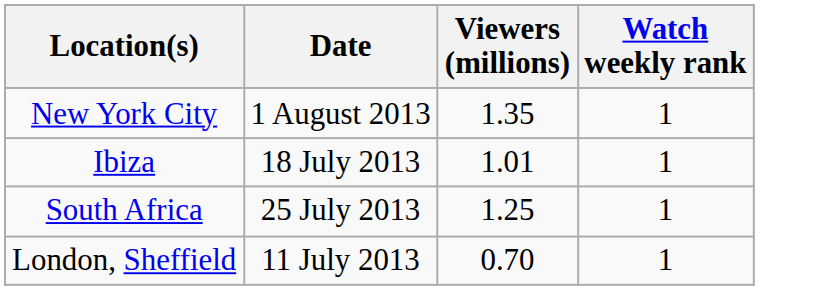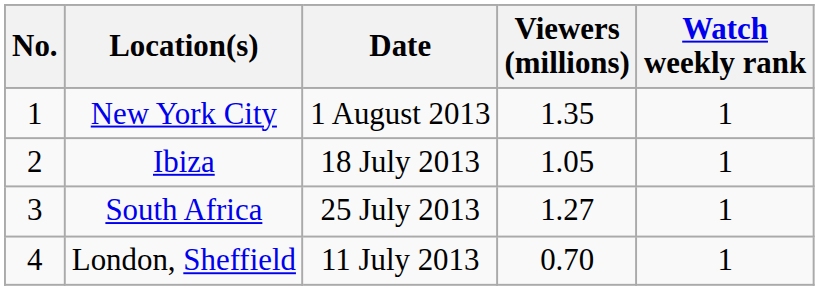+ column: (35, 46)
(507, 161) 1.01 -> (567, 161) 1.05
(507, 210) 1.25 -> (567, 210) 1.27
